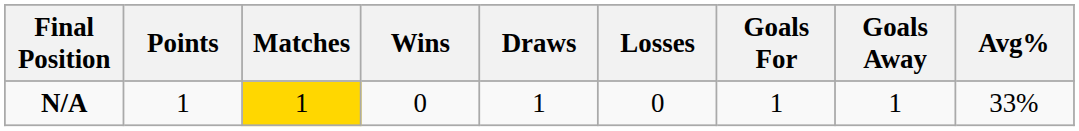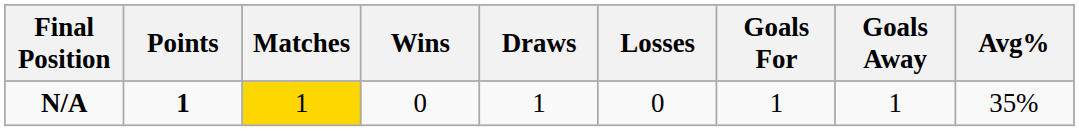(183, 103) normal -> (183, 103) bold
(1014, 103) 33% -> (1014, 103) 35%
